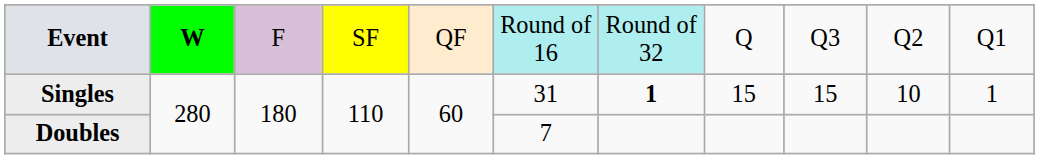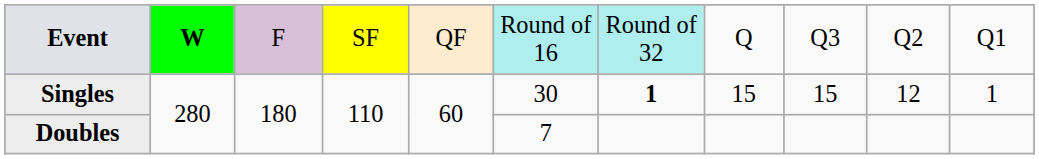(546, 93) 31 -> (546, 93) 30
(908, 93) 10 -> (908, 93) 12
